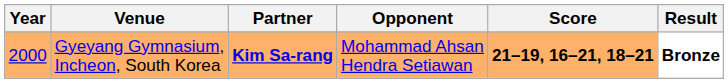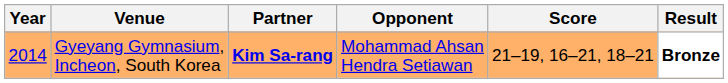(28, 55) 2000 -> (28, 55) 2014
(573, 55) bold -> (573, 55) normal
